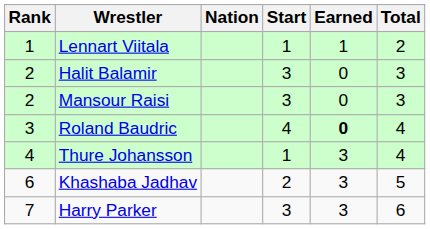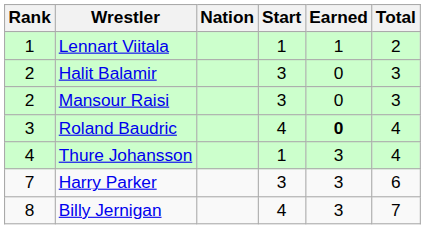- row: (128, 182)
+ row: (110, 210)
